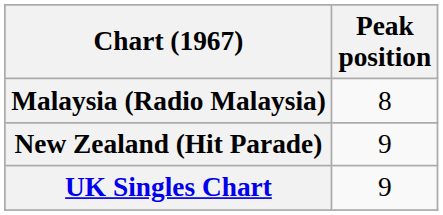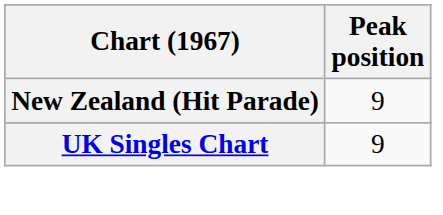- row: (168, 100)
